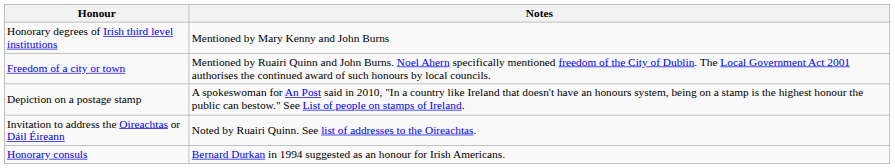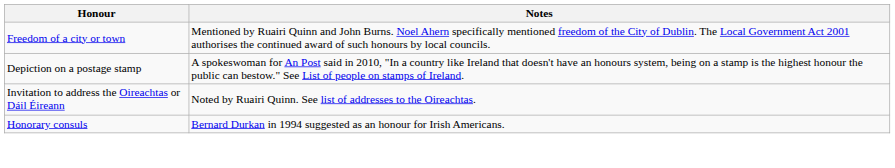- row: (90, 37)
